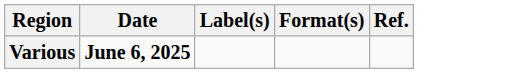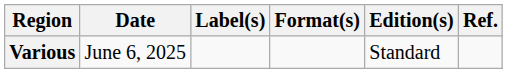+ column: (411, 20)
(137, 52) bold -> (135, 52) normal
